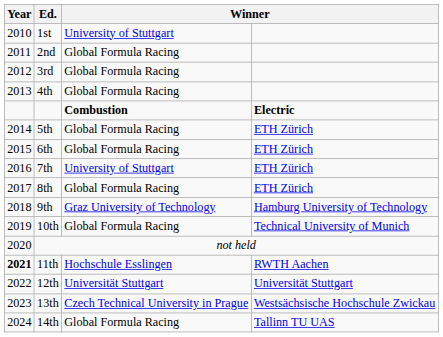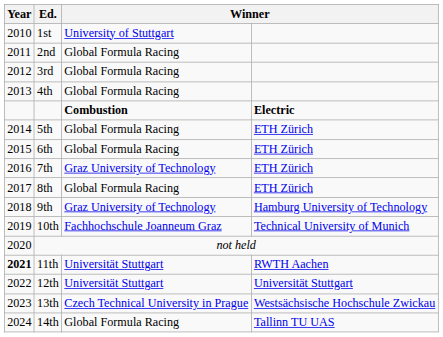(119, 168) University of Stuttgart -> (140, 168) Graz University of Technology
(122, 226) Global Formula Racing -> (143, 226) Fachhochschule Joanneum Graz
(118, 264) Hochschule Esslingen -> (114, 264) Universität Stuttgart
